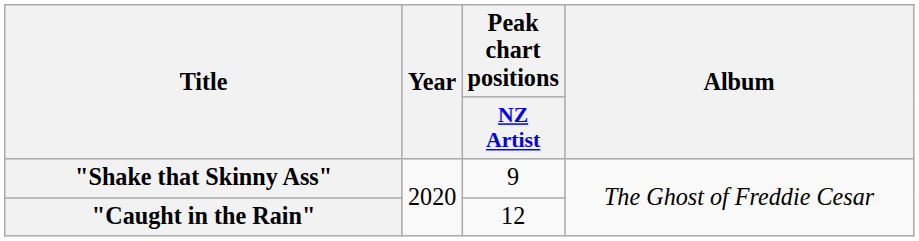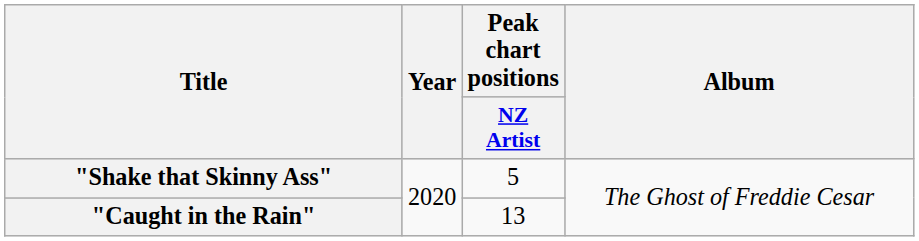(513, 177) 9 -> (513, 177) 5
(513, 216) 12 -> (513, 216) 13
